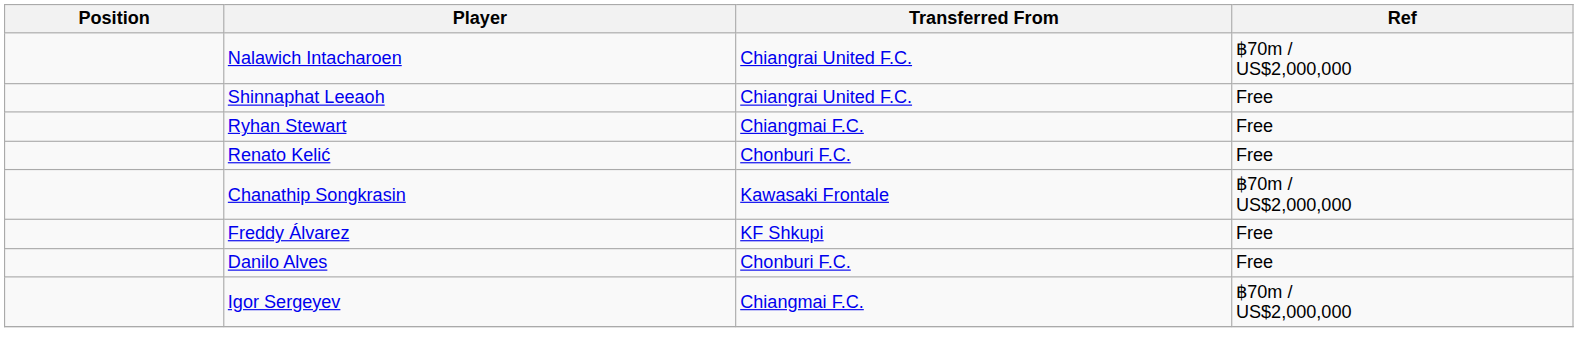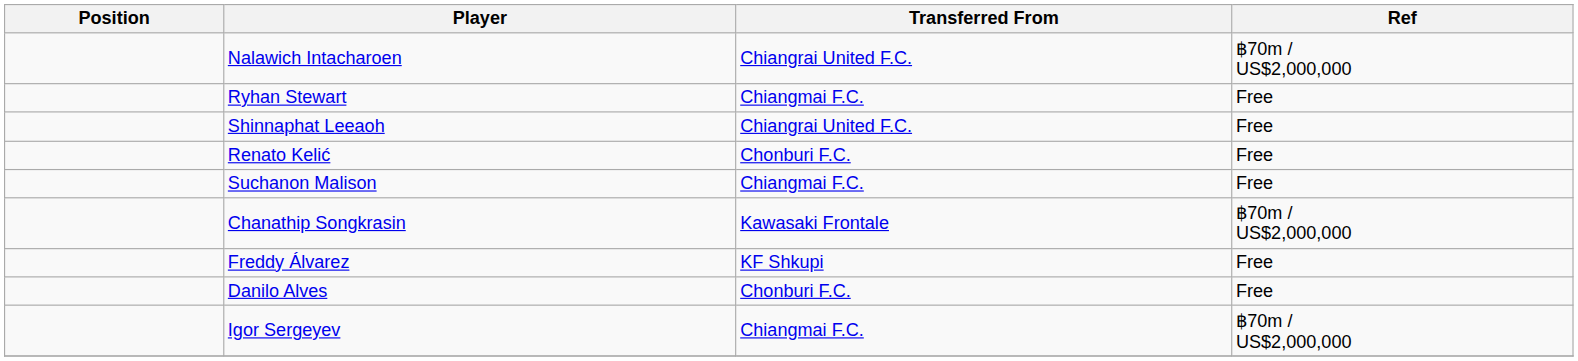rows swapped: (287, 126) <-> (306, 97)
+ row: (302, 183)
